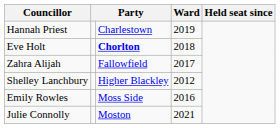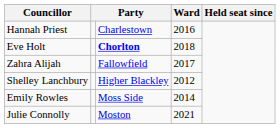(184, 30) 2019 -> (184, 30) 2016
(184, 98) 2016 -> (184, 98) 2014
